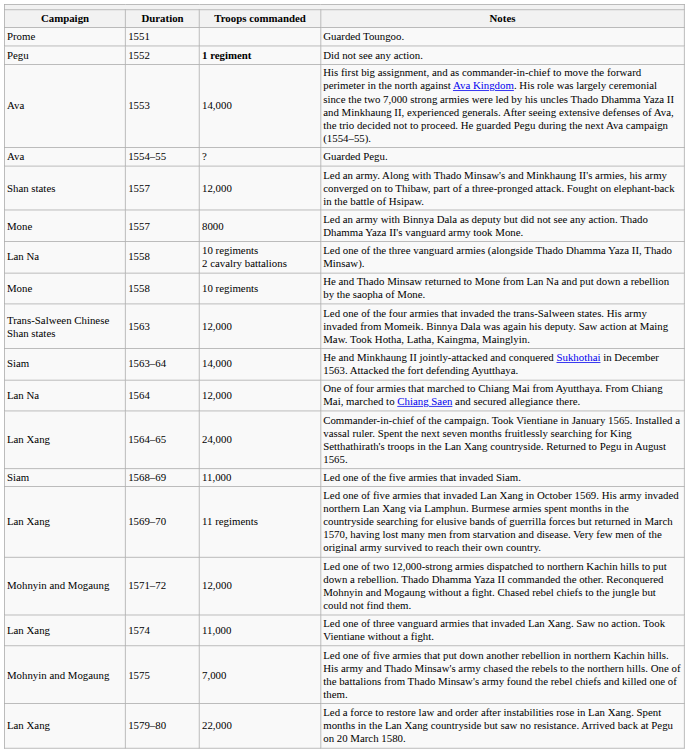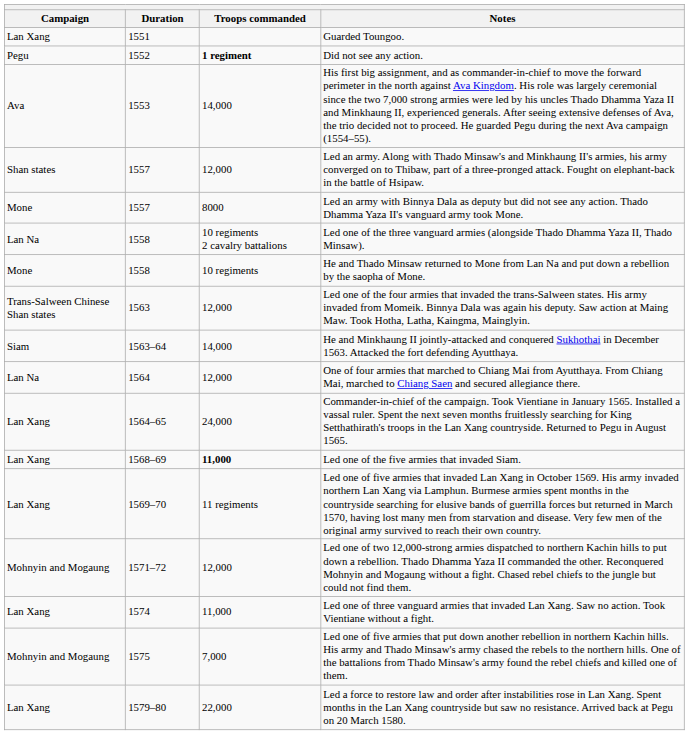(21, 36) Prome -> (28, 36) Lan Xang
- row: (355, 156)
(18, 477) Siam -> (28, 459) Lan Xang
(217, 477) normal -> (217, 459) bold
